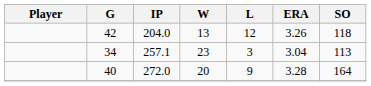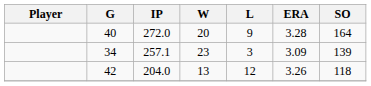rows swapped: (110, 71) <-> (110, 33)
(296, 52) 3.04 -> (296, 52) 3.09
(343, 52) 113 -> (343, 52) 139
